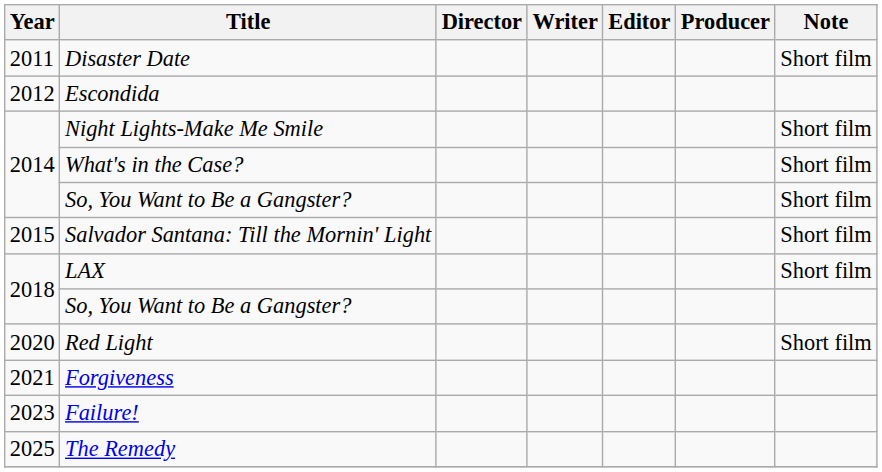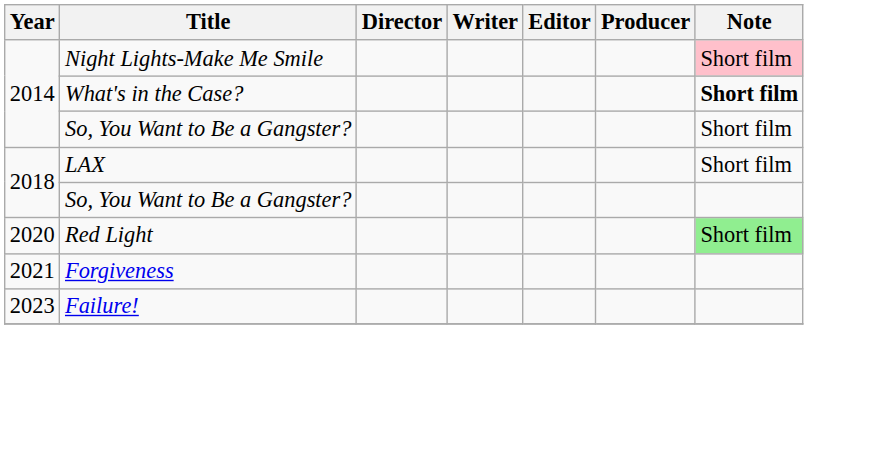- row: (32, 57)
- row: (32, 93)
(826, 128) no background -> (746, 57) pink background
(826, 164) normal -> (749, 93) bold
- row: (32, 235)
(826, 341) no background -> (746, 235) lightgreen background
- row: (32, 448)
